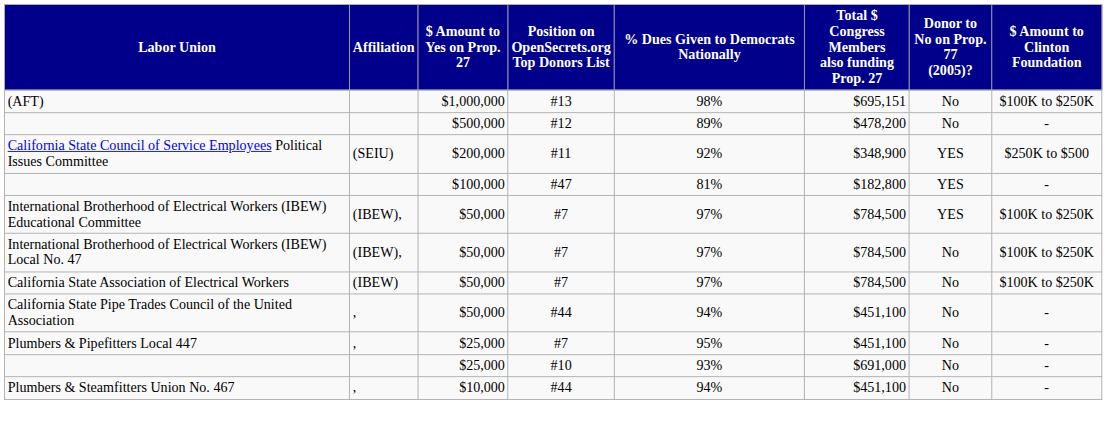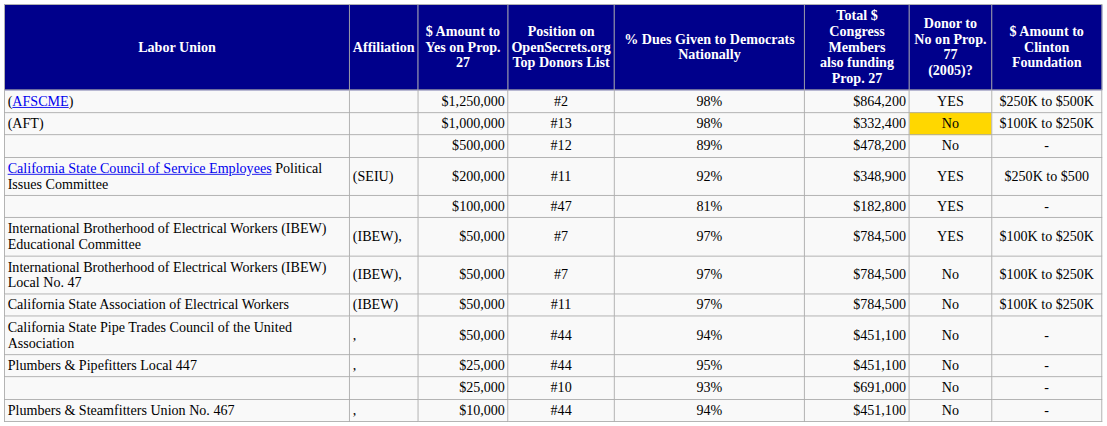+ row: (41, 101)
(880, 101) $695,151 -> (880, 123) $332,400
(950, 101) no background -> (950, 123) gold background
(561, 282) #7 -> (561, 305) #11
(561, 343) #7 -> (561, 365) #44
